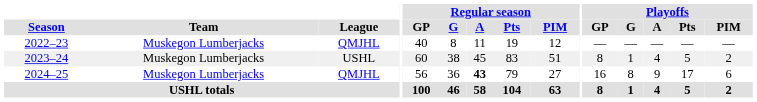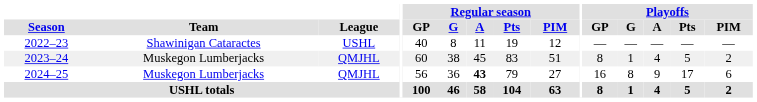(204, 43) Muskegon Lumberjacks -> (204, 43) Shawinigan Cataractes
(359, 43) QMJHL -> (359, 43) USHL
(359, 58) USHL -> (359, 58) QMJHL
